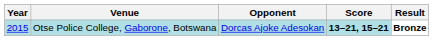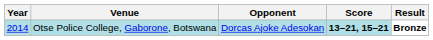(18, 28) 2015 -> (18, 28) 2014
